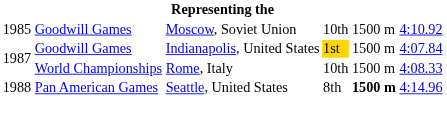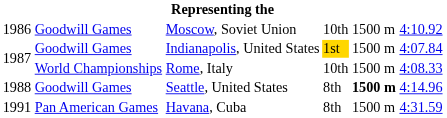(17, 29) 1985 -> (17, 29) 1986
(96, 88) Pan American Games -> (83, 88) Goodwill Games
+ row: (206, 107)
